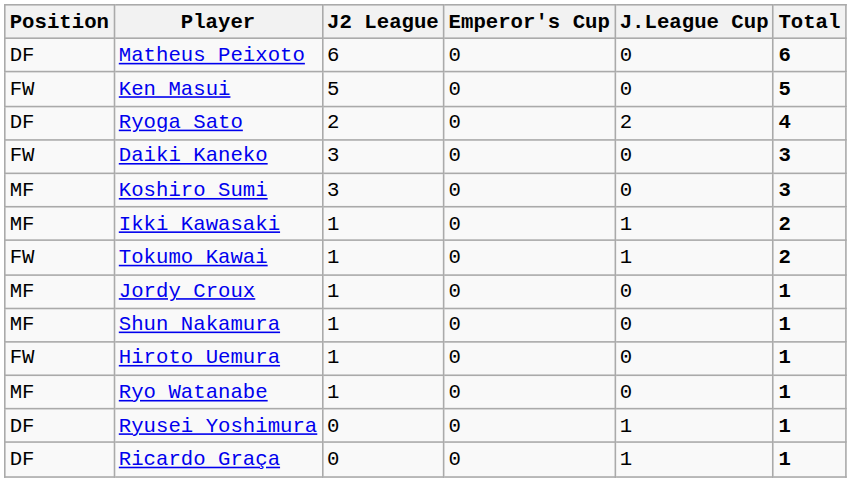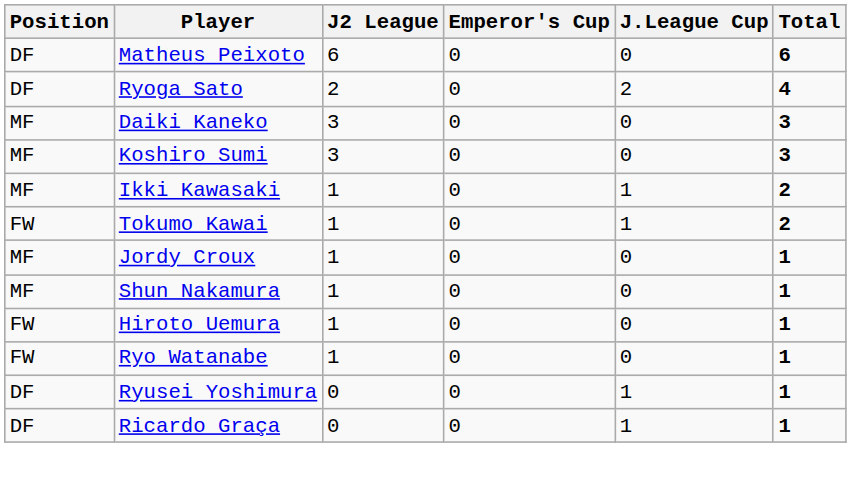- row: (175, 89)
(22, 156) FW -> (22, 123) MF
(22, 392) MF -> (22, 359) FW
